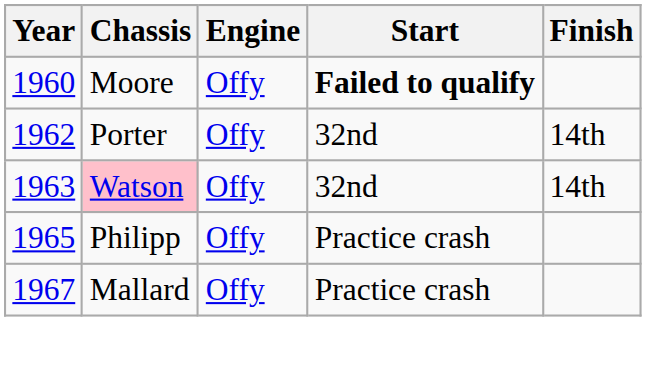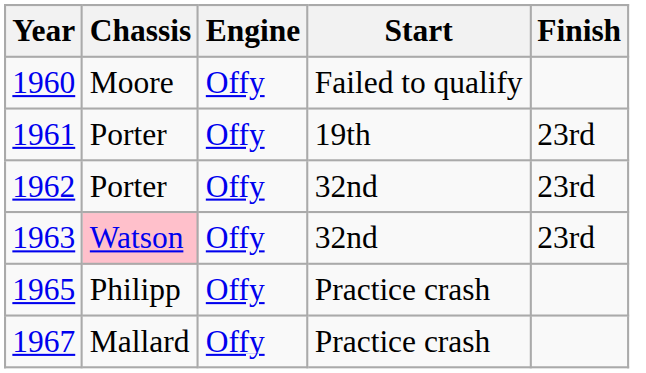(425, 82) bold -> (419, 82) normal
+ row: (44, 134)
(577, 134) 14th -> (566, 186) 23rd
(577, 186) 14th -> (566, 238) 23rd
